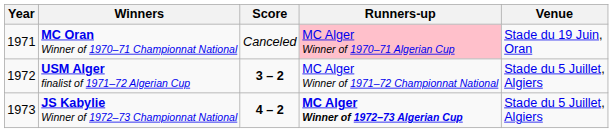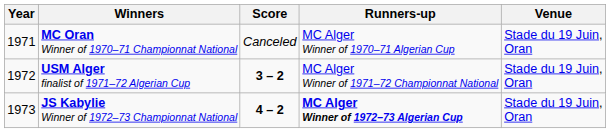(378, 41) pink background -> (378, 41) no background
(554, 75) Stade du 5 Juillet, Algiers -> (553, 75) Stade du 19 Juin, Oran
(554, 110) Stade du 5 Juillet, Algiers -> (553, 110) Stade du 19 Juin, Oran
